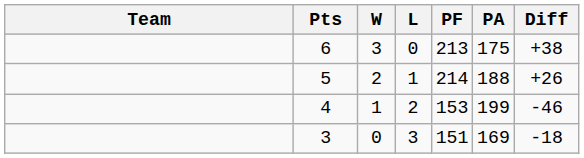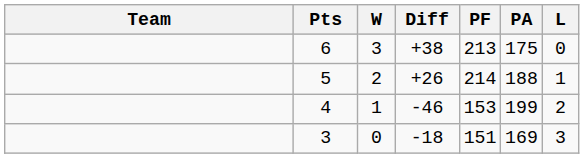columns swapped: (413, 20) <-> (547, 20)
